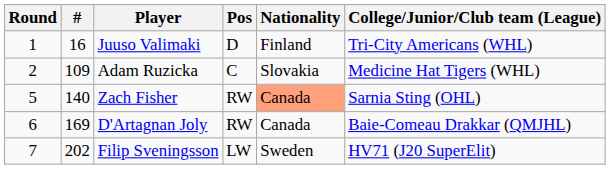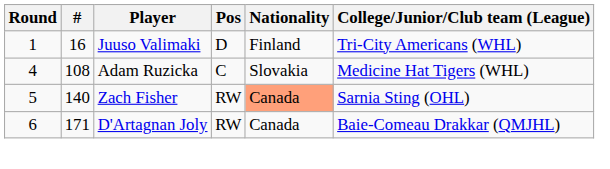(33, 71) 2 -> (33, 71) 4
(77, 71) 109 -> (77, 71) 108
(77, 124) 169 -> (77, 124) 171
- row: (158, 151)
